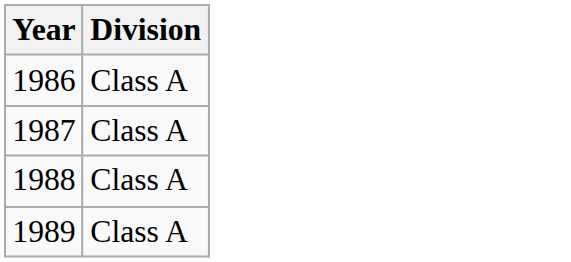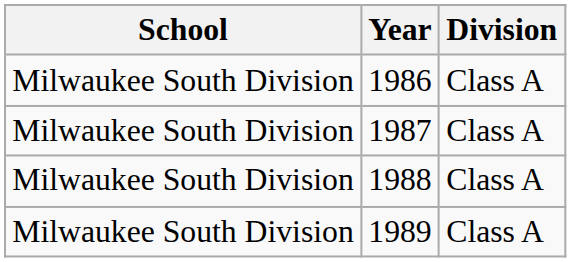+ column: (183, 29)
